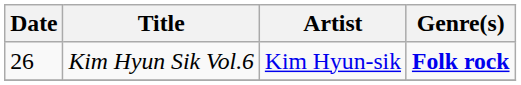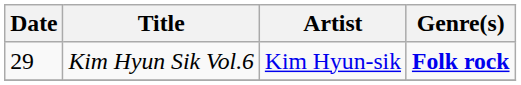(22, 60) 26 -> (22, 60) 29
